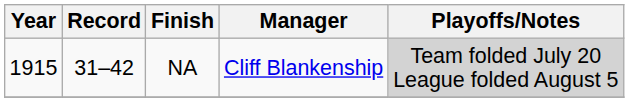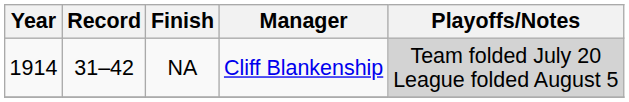(33, 67) 1915 -> (33, 67) 1914
